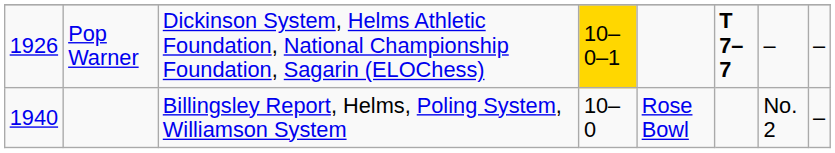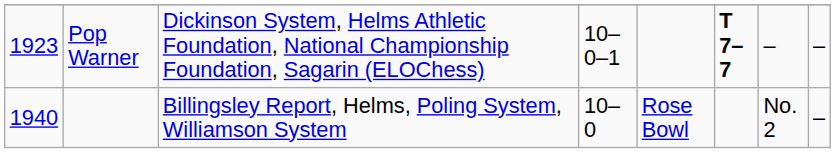(34, 46) 1926 -> (34, 46) 1923
(602, 46) gold background -> (602, 46) no background
